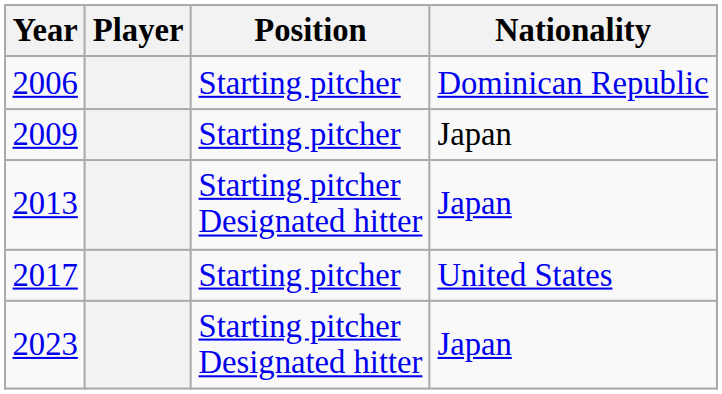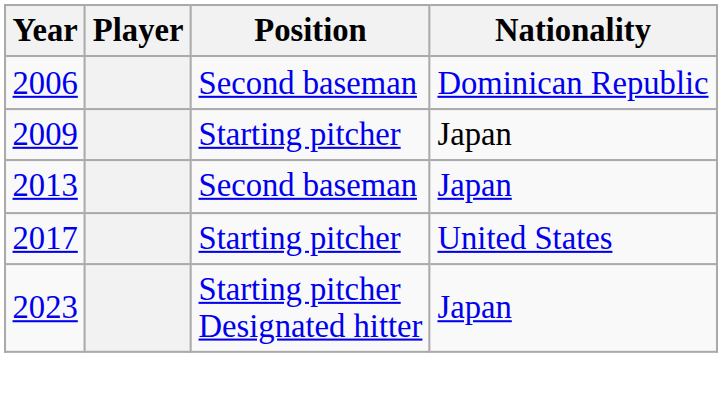(300, 82) Starting pitcher -> (308, 82) Second baseman
(310, 204) Starting pitcher Designated hitter -> (308, 185) Second baseman
